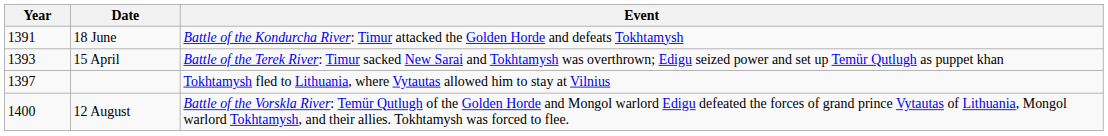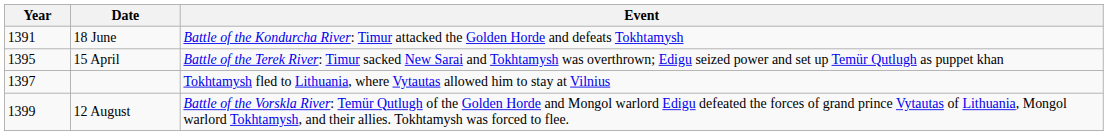(22, 59) 1393 -> (22, 59) 1395
(22, 111) 1400 -> (22, 111) 1399
